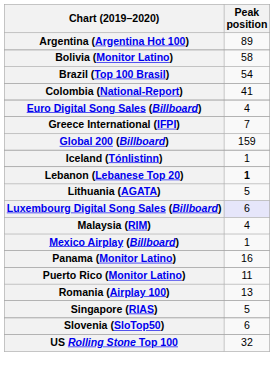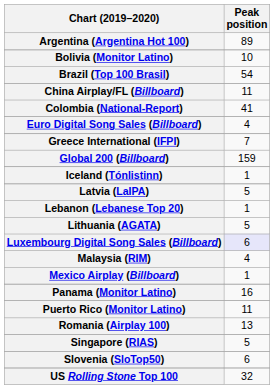(247, 58) 58 -> (247, 58) 10
+ row: (114, 91)
+ row: (114, 192)
(247, 175) bold -> (247, 208) normal
